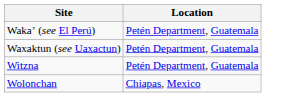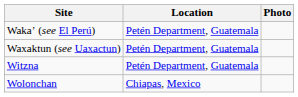+ column: (277, 13)
